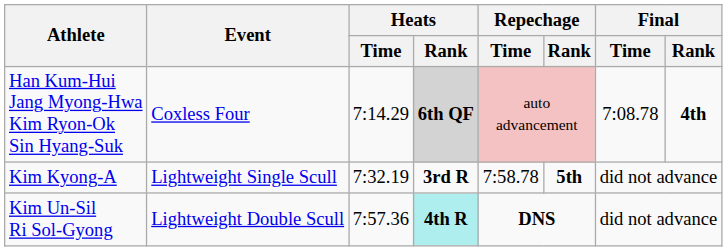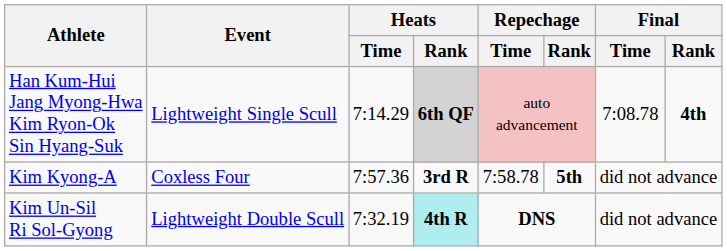(201, 114) Coxless Four -> (244, 114) Lightweight Single Scull
(244, 177) Lightweight Single Scull -> (201, 177) Coxless Four
(381, 177) 7:32.19 -> (381, 177) 7:57.36
(381, 219) 7:57.36 -> (381, 219) 7:32.19
